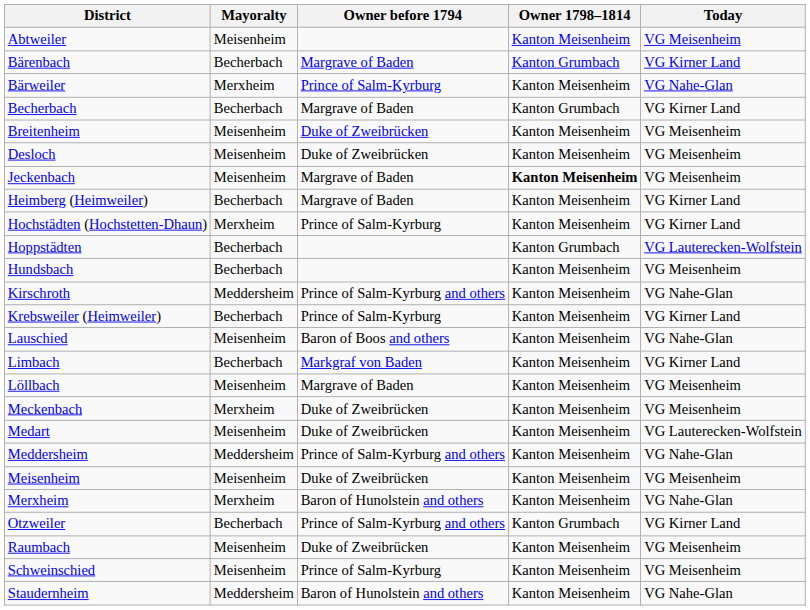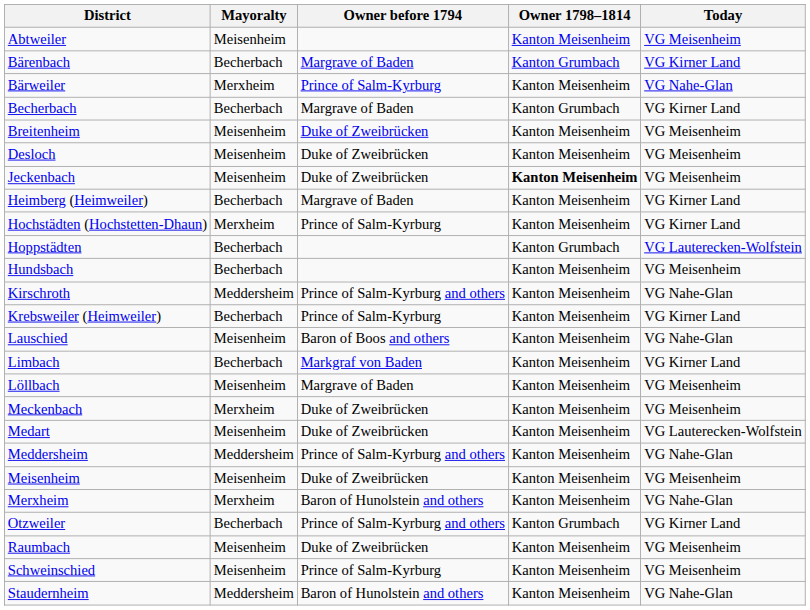(357, 177) Margrave of Baden -> (365, 177) Duke of Zweibrücken
